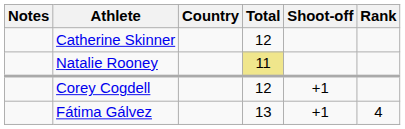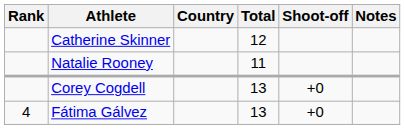columns swapped: (378, 16) <-> (29, 16)
(263, 63) khaki background -> (258, 63) no background
(263, 88) 12 -> (258, 88) 13
(320, 88) +1 -> (315, 88) +0
(320, 112) +1 -> (315, 112) +0
